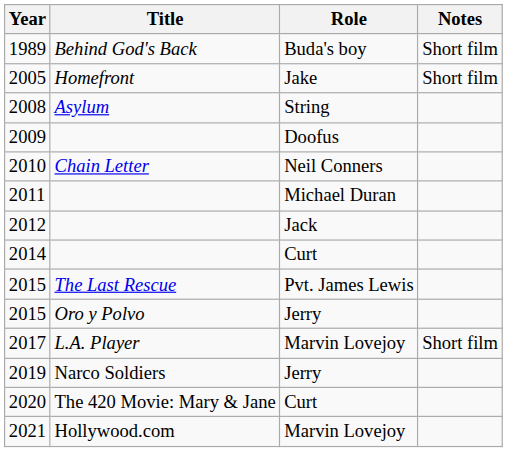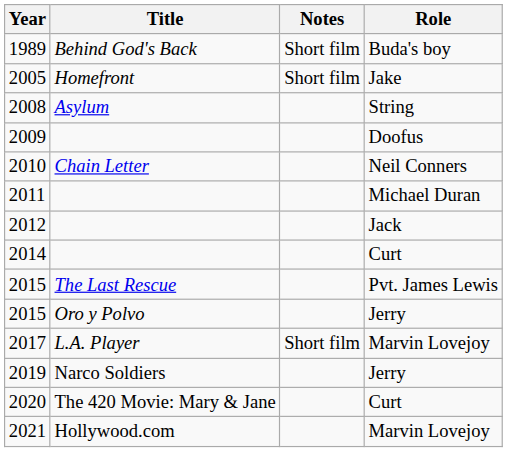columns swapped: (349, 19) <-> (460, 19)
